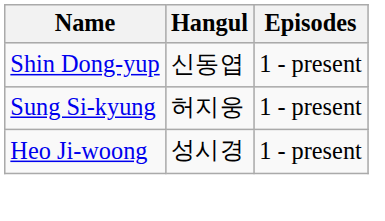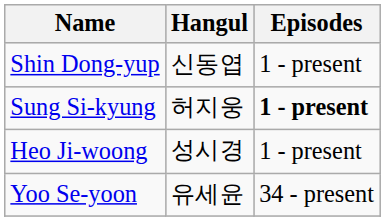(310, 107) normal -> (314, 107) bold
+ row: (74, 194)
